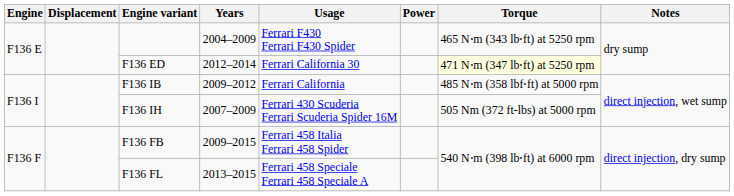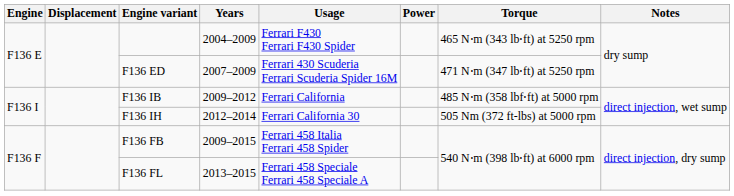(229, 65) 2012–2014 -> (229, 71) 2007–2009
(310, 65) Ferrari California 30 -> (329, 71) Ferrari 430 Scuderia Ferrari Scuderia Spider 16M
(517, 65) lightyellow background -> (517, 71) no background
(229, 110) 2007–2009 -> (229, 116) 2012–2014
(329, 110) Ferrari 430 Scuderia Ferrari Scuderia Spider 16M -> (310, 116) Ferrari California 30
